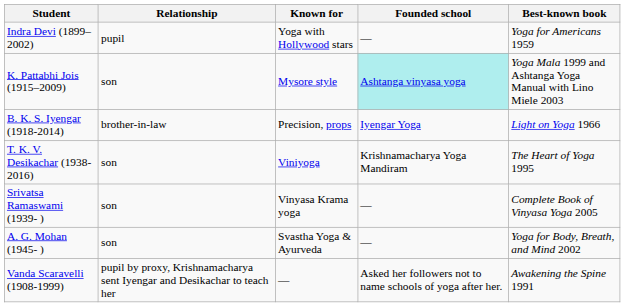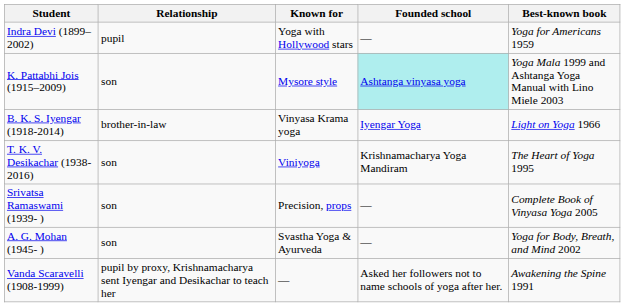(315, 125) Precision, props -> (313, 125) Vinyasa Krama yoga
(313, 205) Vinyasa Krama yoga -> (315, 205) Precision, props
